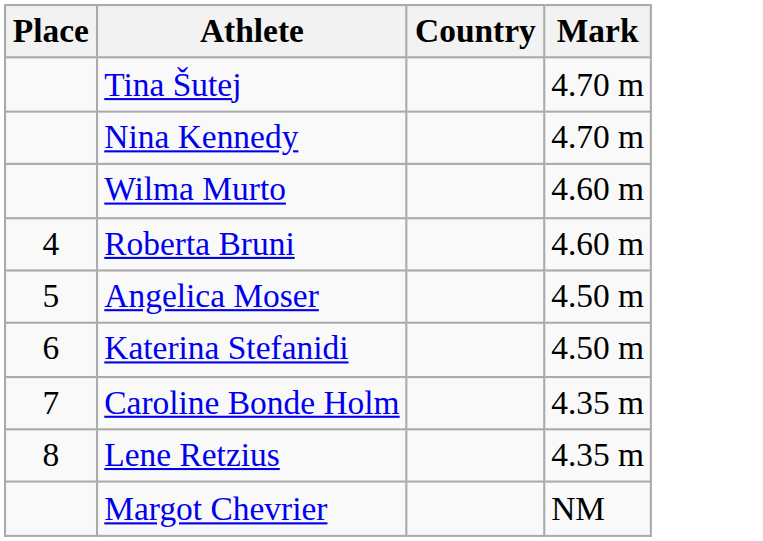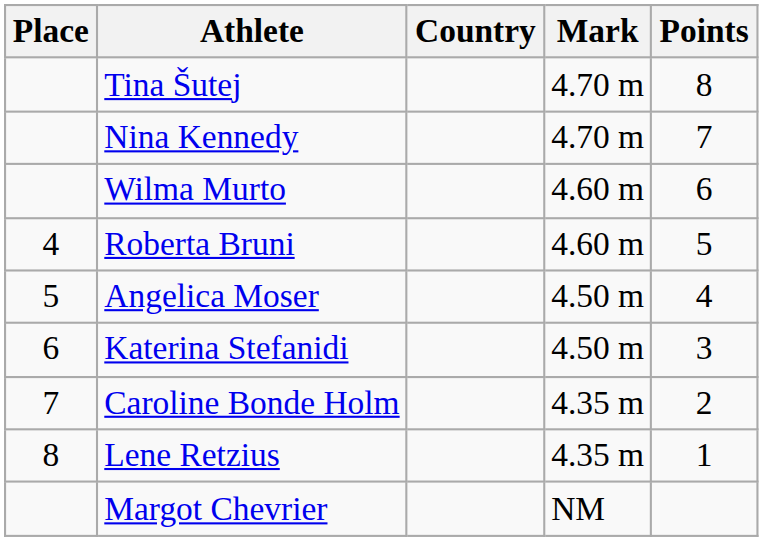+ column: (704, 31)
